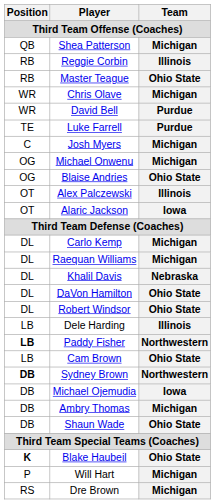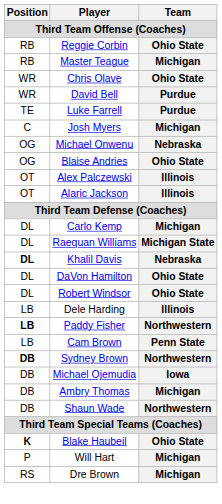- row: (94, 45)
(175, 62) Illinois -> (178, 45) Ohio State
(175, 78) Ohio State -> (178, 62) Michigan
(175, 95) Michigan -> (178, 78) Ohio State
(175, 161) Michigan -> (178, 144) Nebraska
(175, 210) Iowa -> (178, 194) Illinois
(175, 260) Michigan -> (178, 243) Michigan State
(27, 276) normal -> (27, 260) bold
(175, 359) Ohio State -> (178, 342) Penn State
(175, 425) Ohio State -> (178, 408) Northwestern
